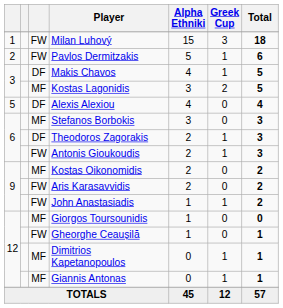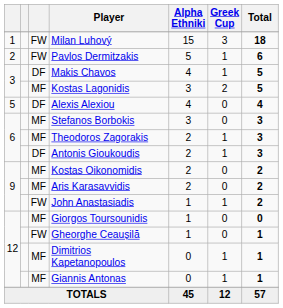(39, 137) DF -> (39, 137) MF
(39, 154) FW -> (39, 154) DF
(39, 186) FW -> (39, 186) MF
